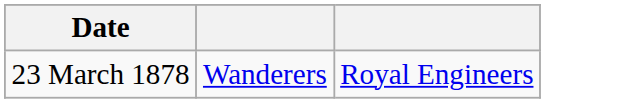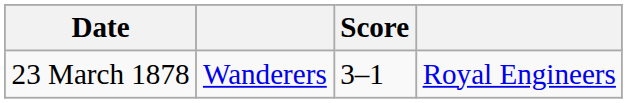+ column: (375, 27)
